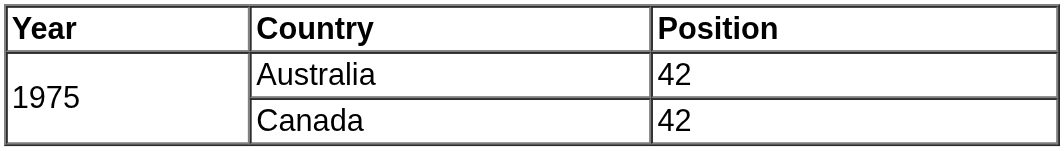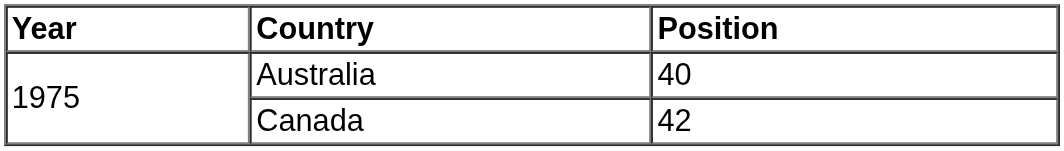(675, 74) 42 -> (675, 74) 40
